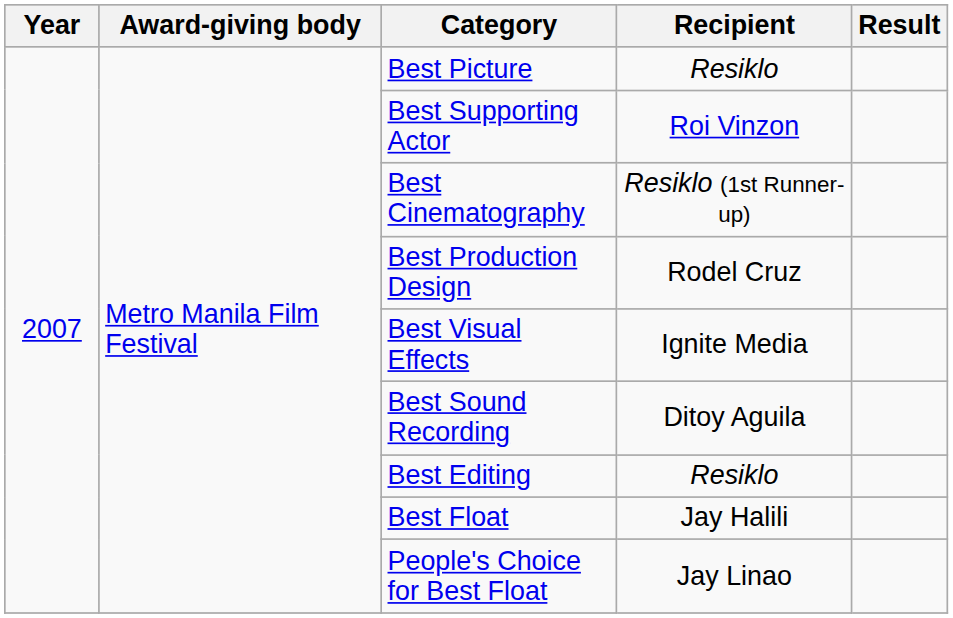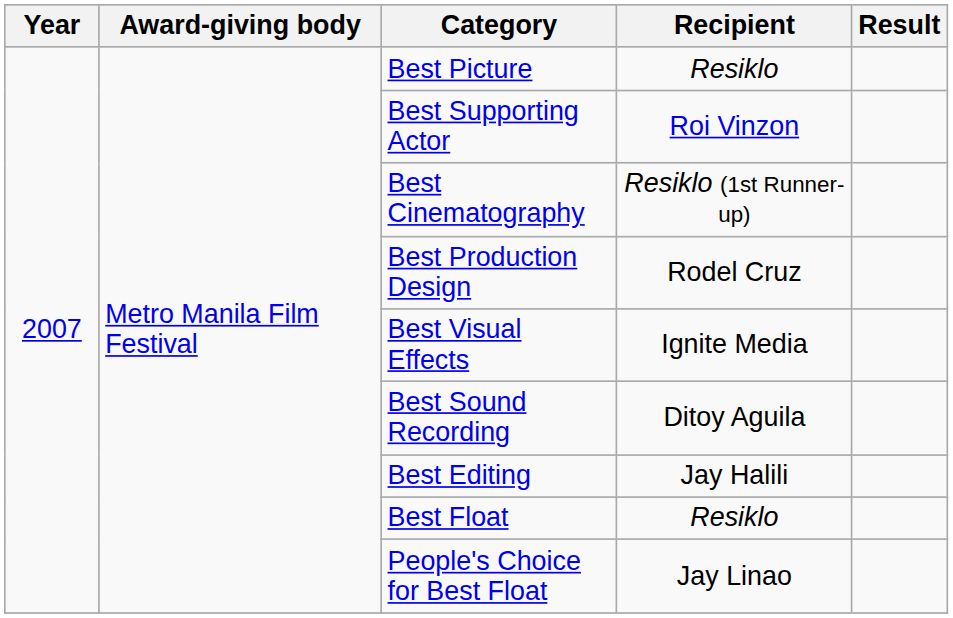(734, 475) Resiklo -> (734, 475) Jay Halili
(734, 518) Jay Halili -> (734, 518) Resiklo
